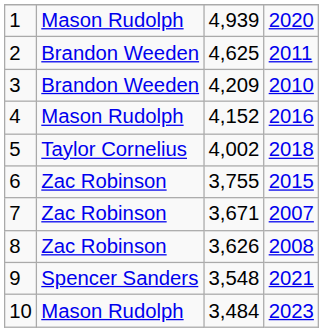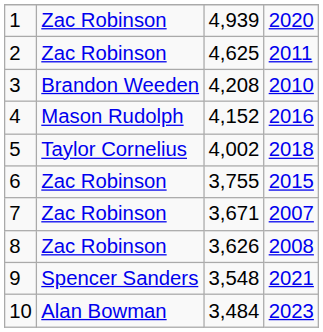(112, 20) Mason Rudolph -> (104, 20) Zac Robinson
(120, 52) Brandon Weeden -> (104, 52) Zac Robinson
(234, 85) 4,209 -> (234, 85) 4,208
(112, 310) Mason Rudolph -> (104, 310) Alan Bowman
